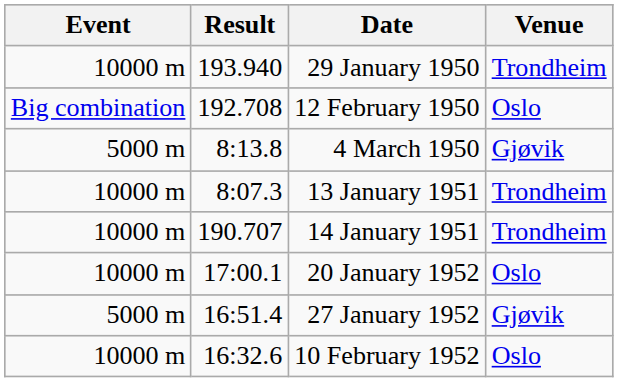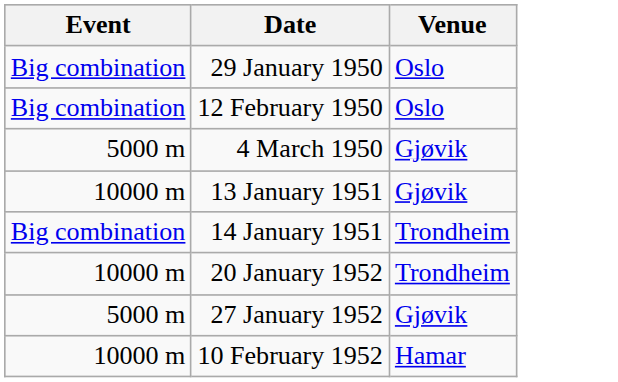- column: (240, 25)
(139, 66) 10000 m -> (98, 66) Big combination
(549, 66) Trondheim -> (420, 66) Oslo
(549, 190) Trondheim -> (431, 190) Gjøvik
(139, 231) 10000 m -> (98, 231) Big combination
(516, 273) Oslo -> (452, 273) Trondheim
(516, 356) Oslo -> (430, 356) Hamar
